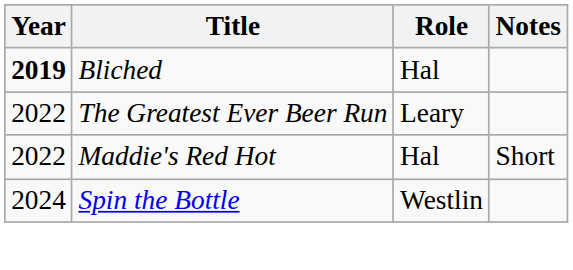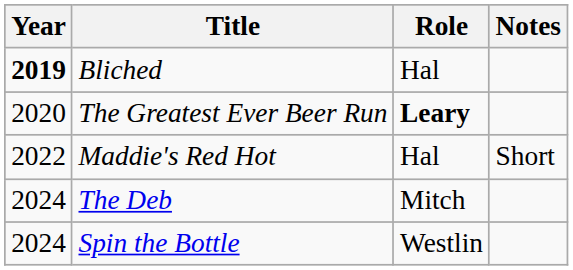(39, 112) 2022 -> (39, 112) 2020
(432, 112) normal -> (435, 112) bold
+ row: (125, 199)
